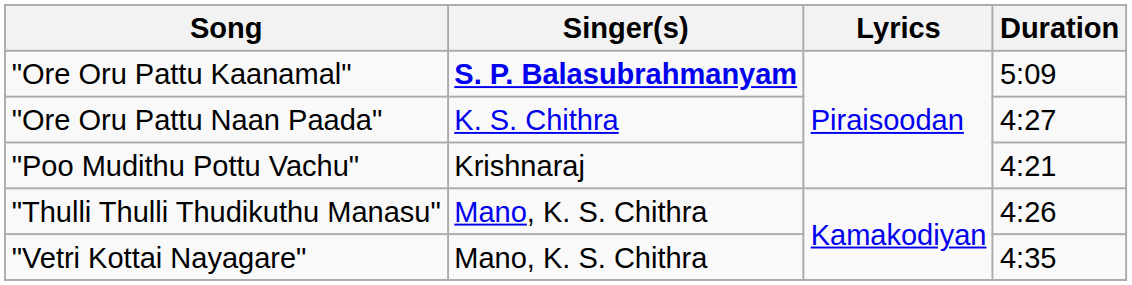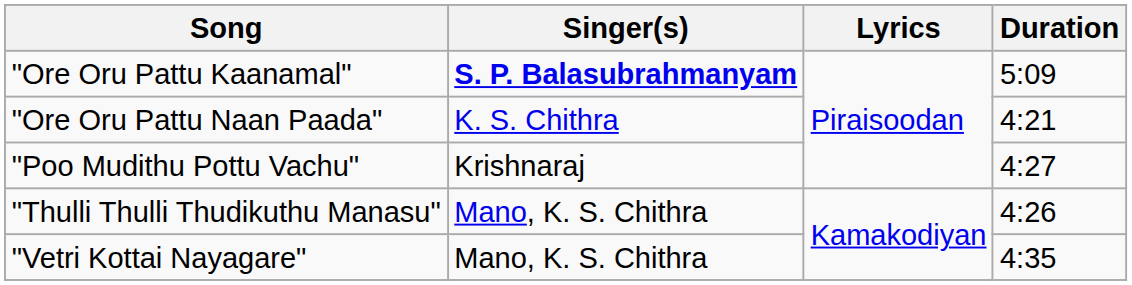(1028, 120) 4:27 -> (1028, 120) 4:21
(1028, 166) 4:21 -> (1028, 166) 4:27
